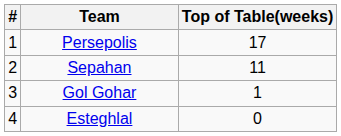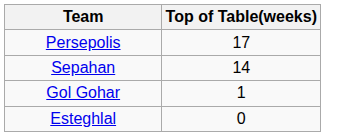- column: (13, 17)
(258, 67) 11 -> (241, 67) 14
